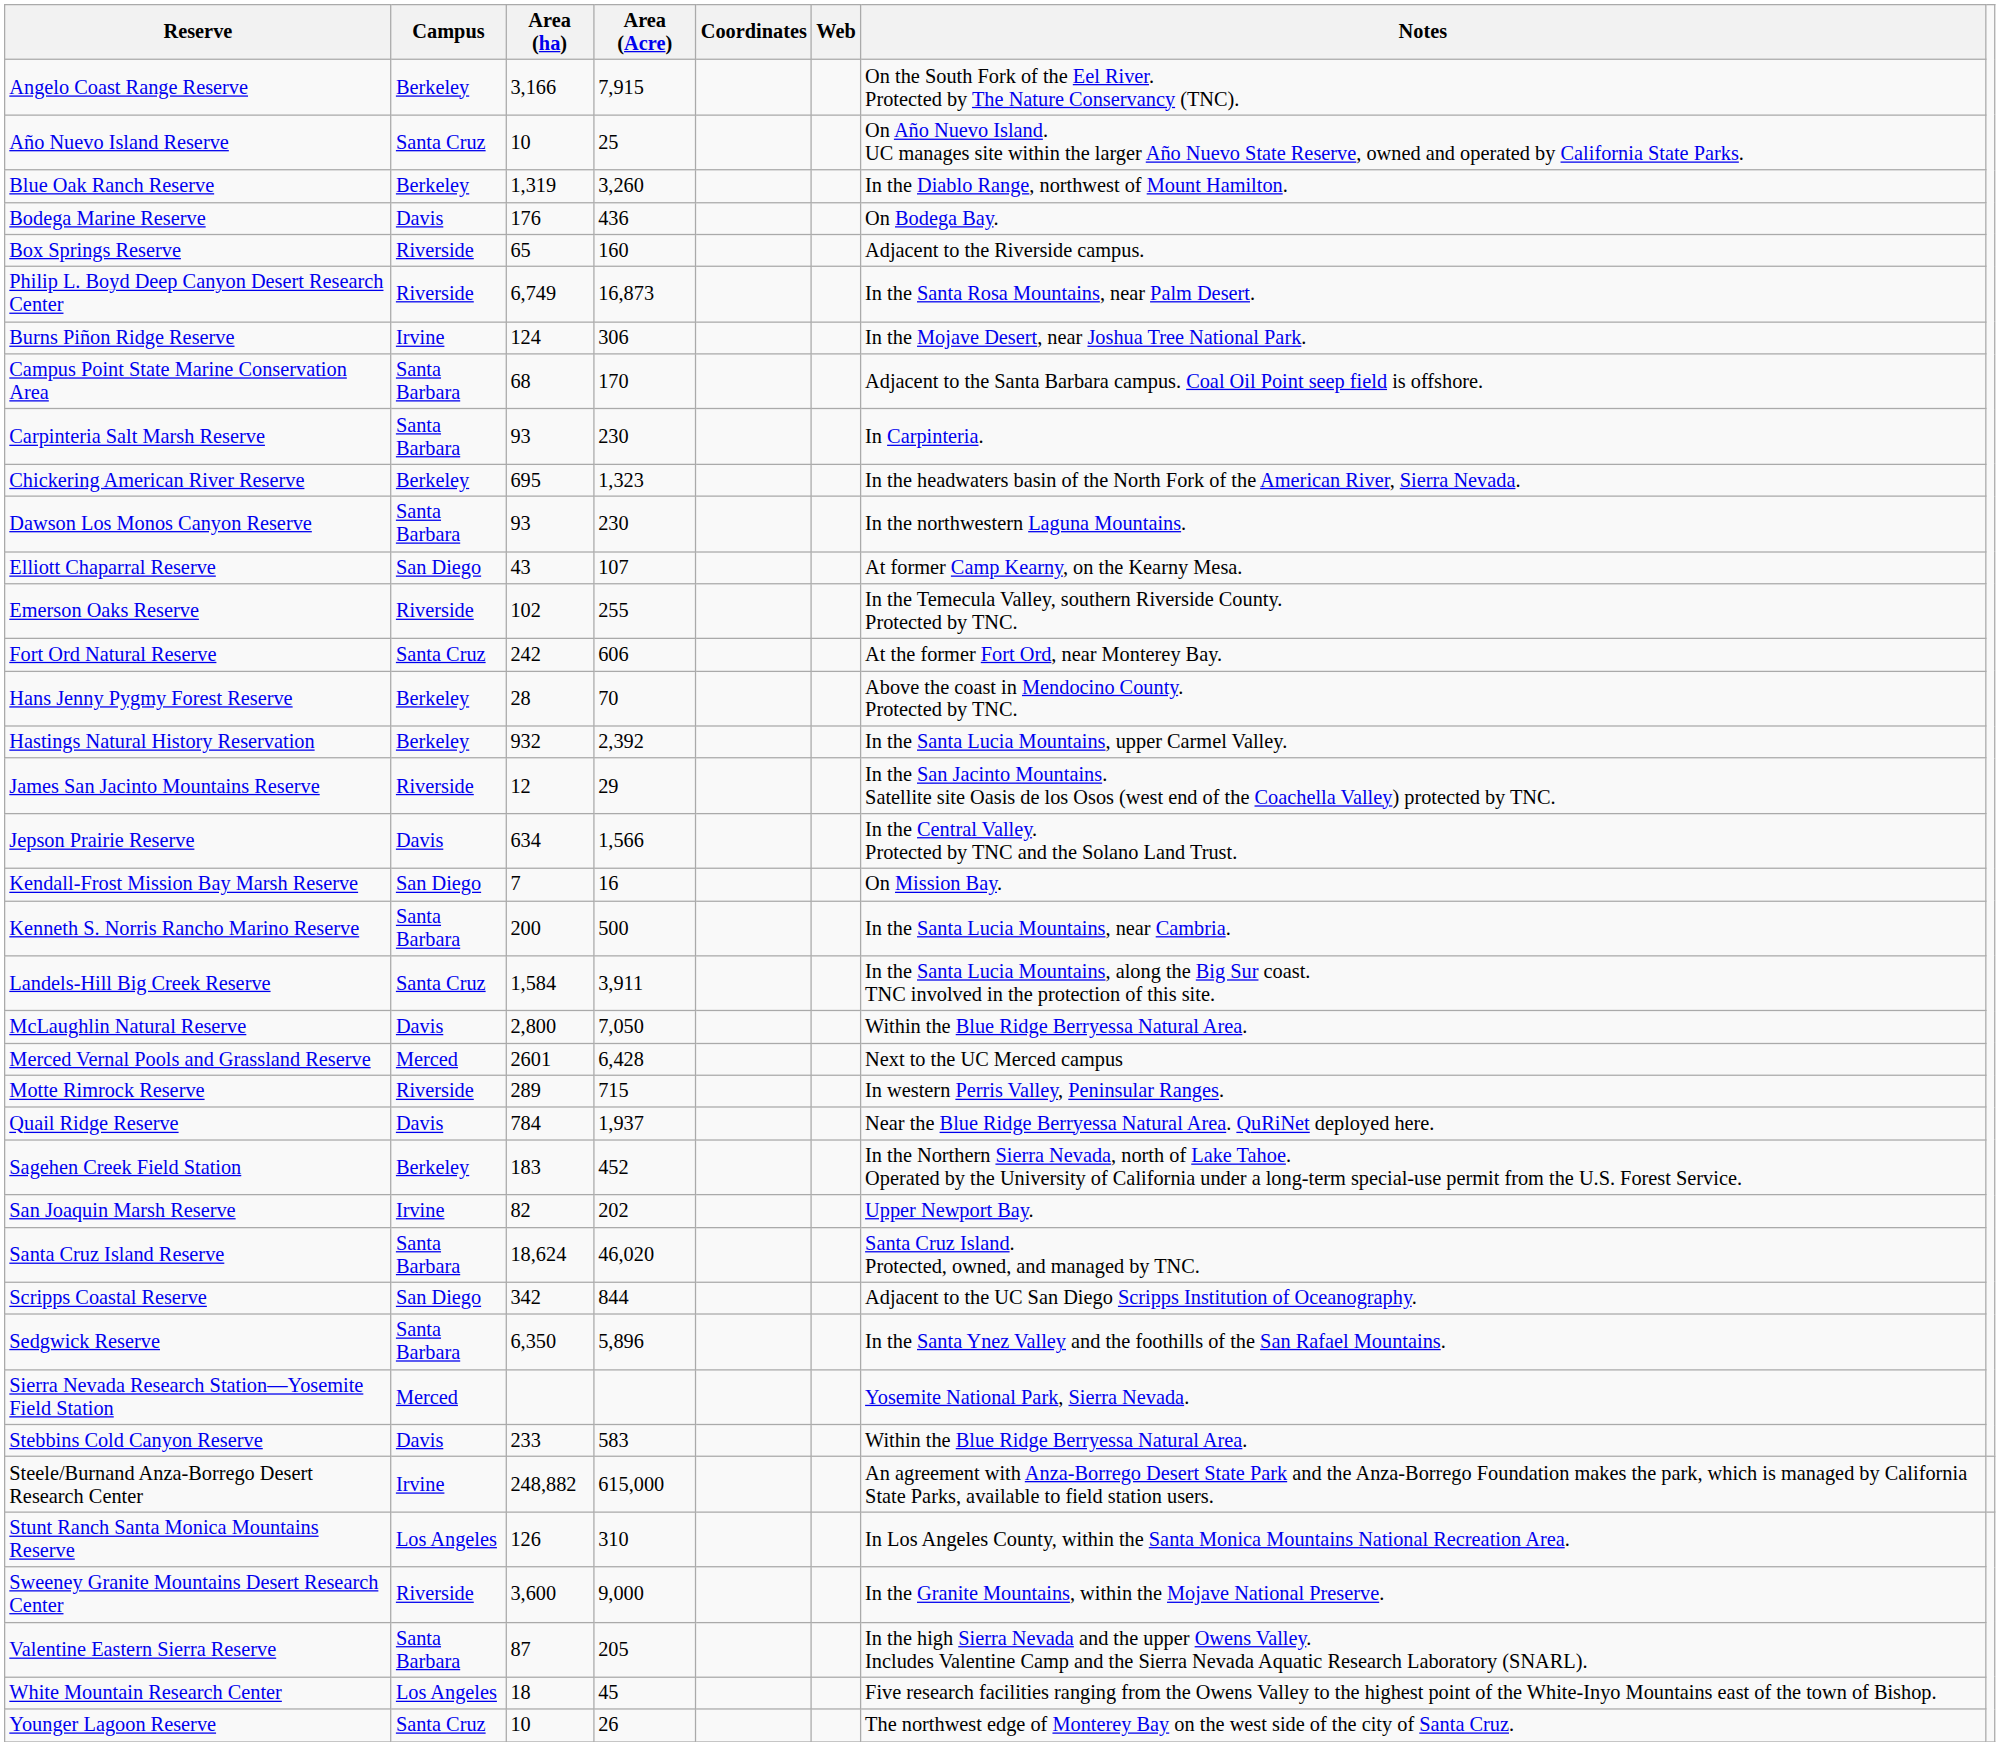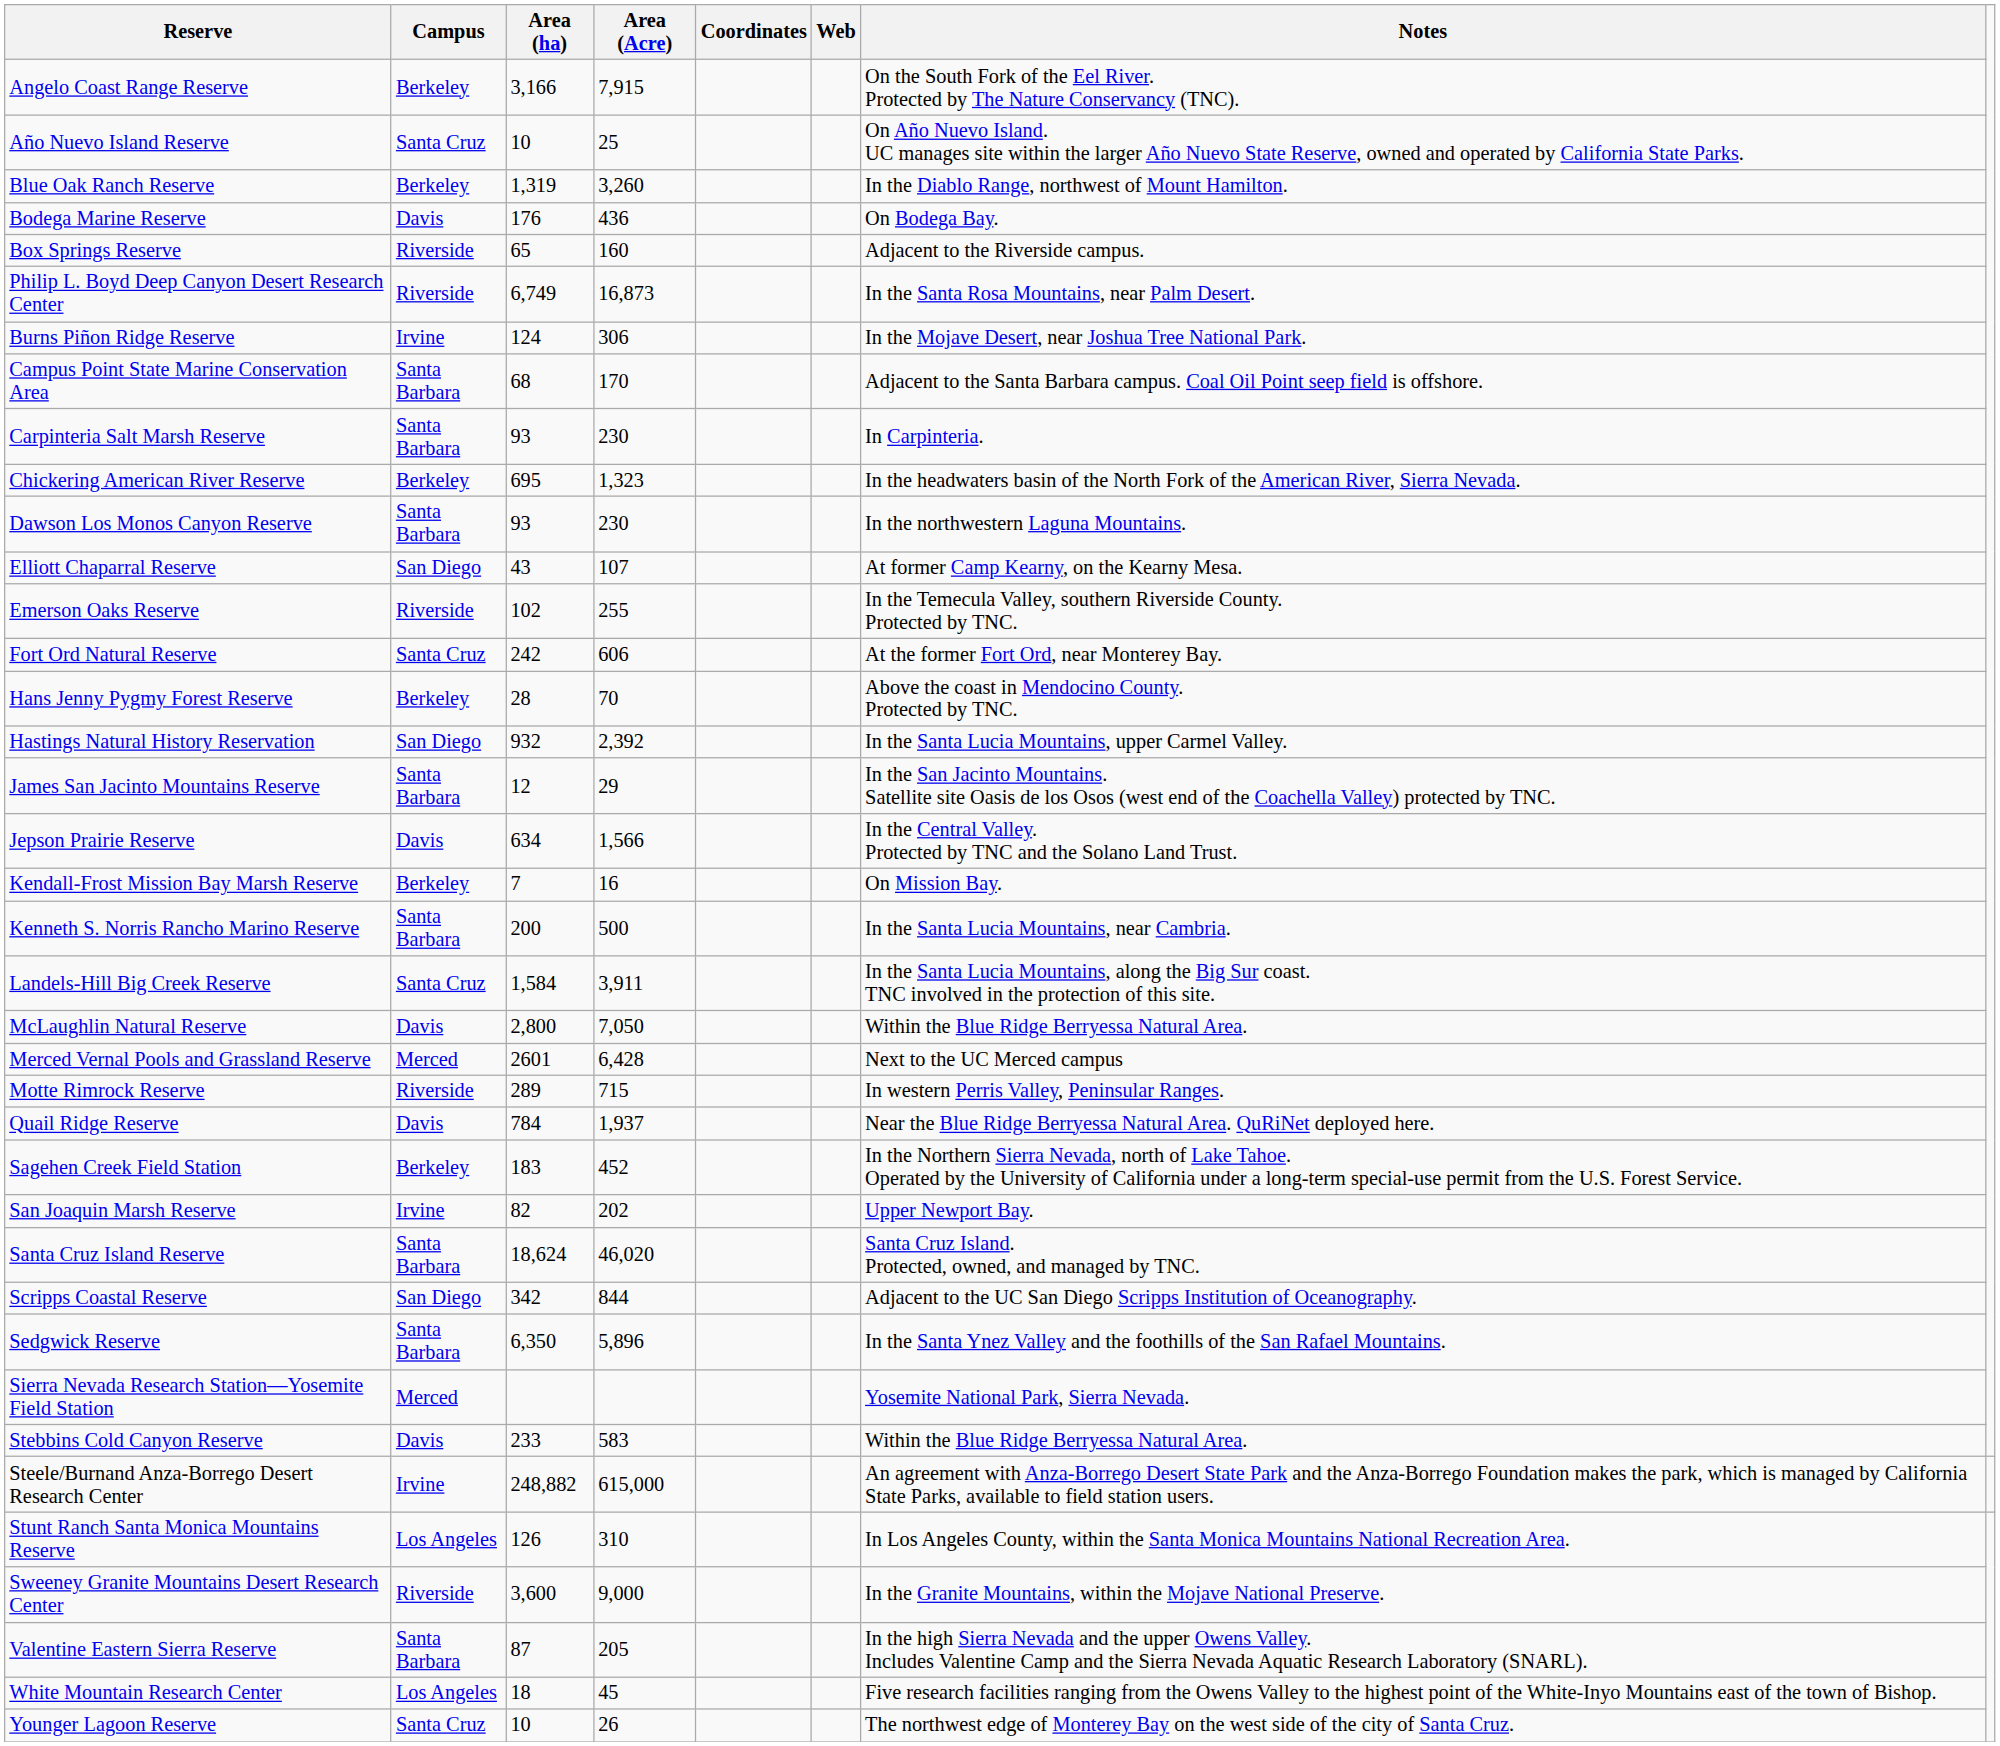(433, 741) Berkeley -> (439, 741) San Diego
(435, 785) Riverside -> (428, 785) Santa Barbara
(439, 884) San Diego -> (433, 884) Berkeley
